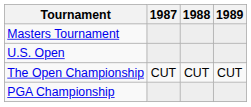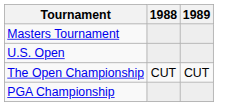- column: (163, 14)
